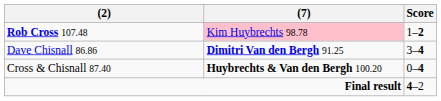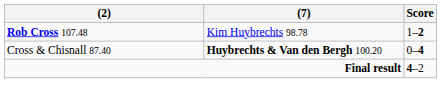(257, 31) pink background -> (257, 31) no background
- row: (52, 50)
